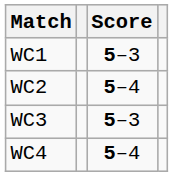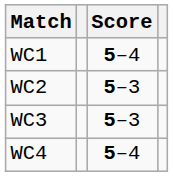(122, 55) 5–3 -> (122, 55) 5–4
(122, 88) 5–4 -> (122, 88) 5–3
